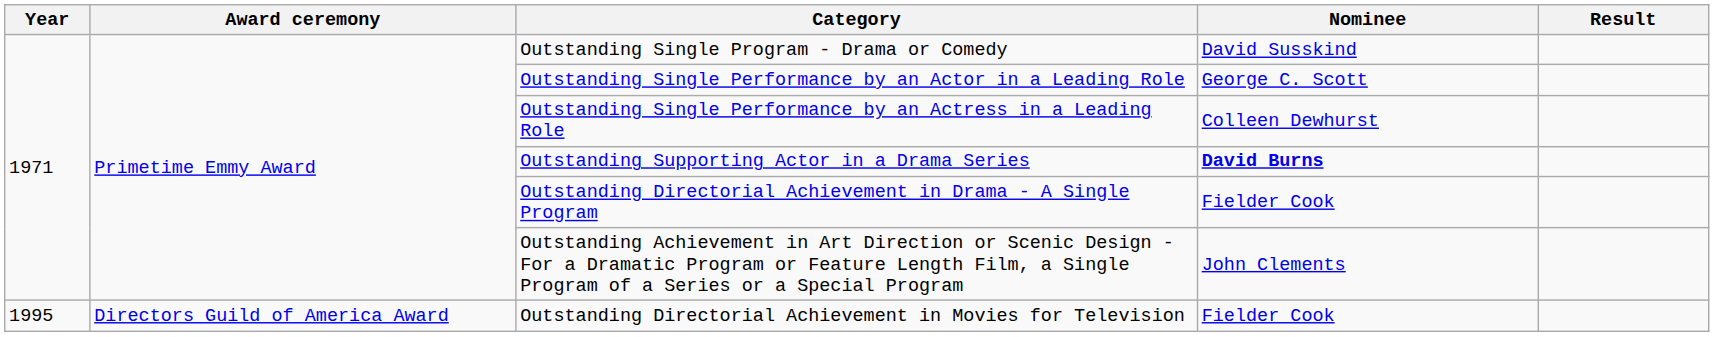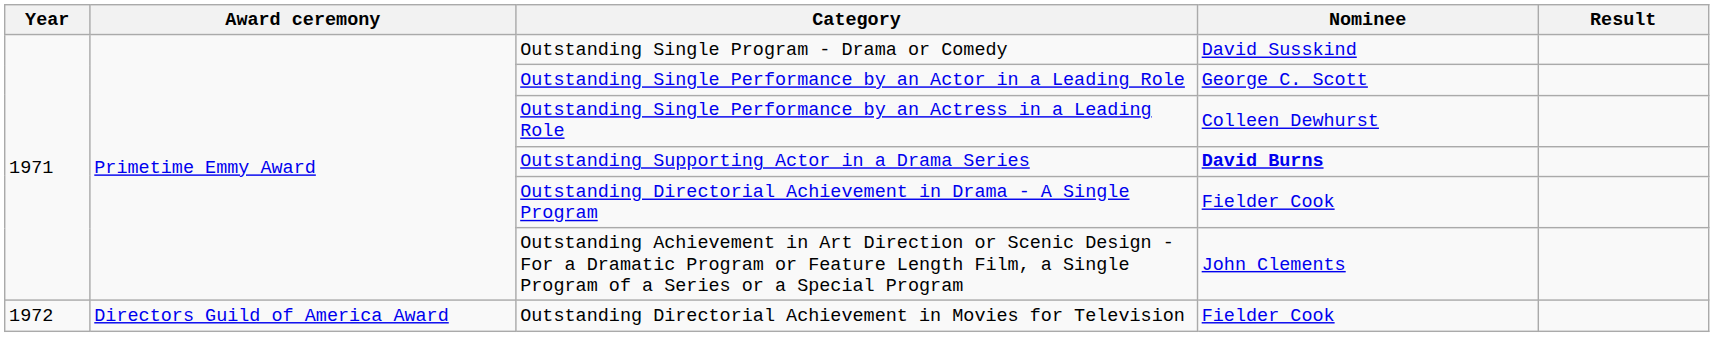(31, 316) 1995 -> (31, 316) 1972
